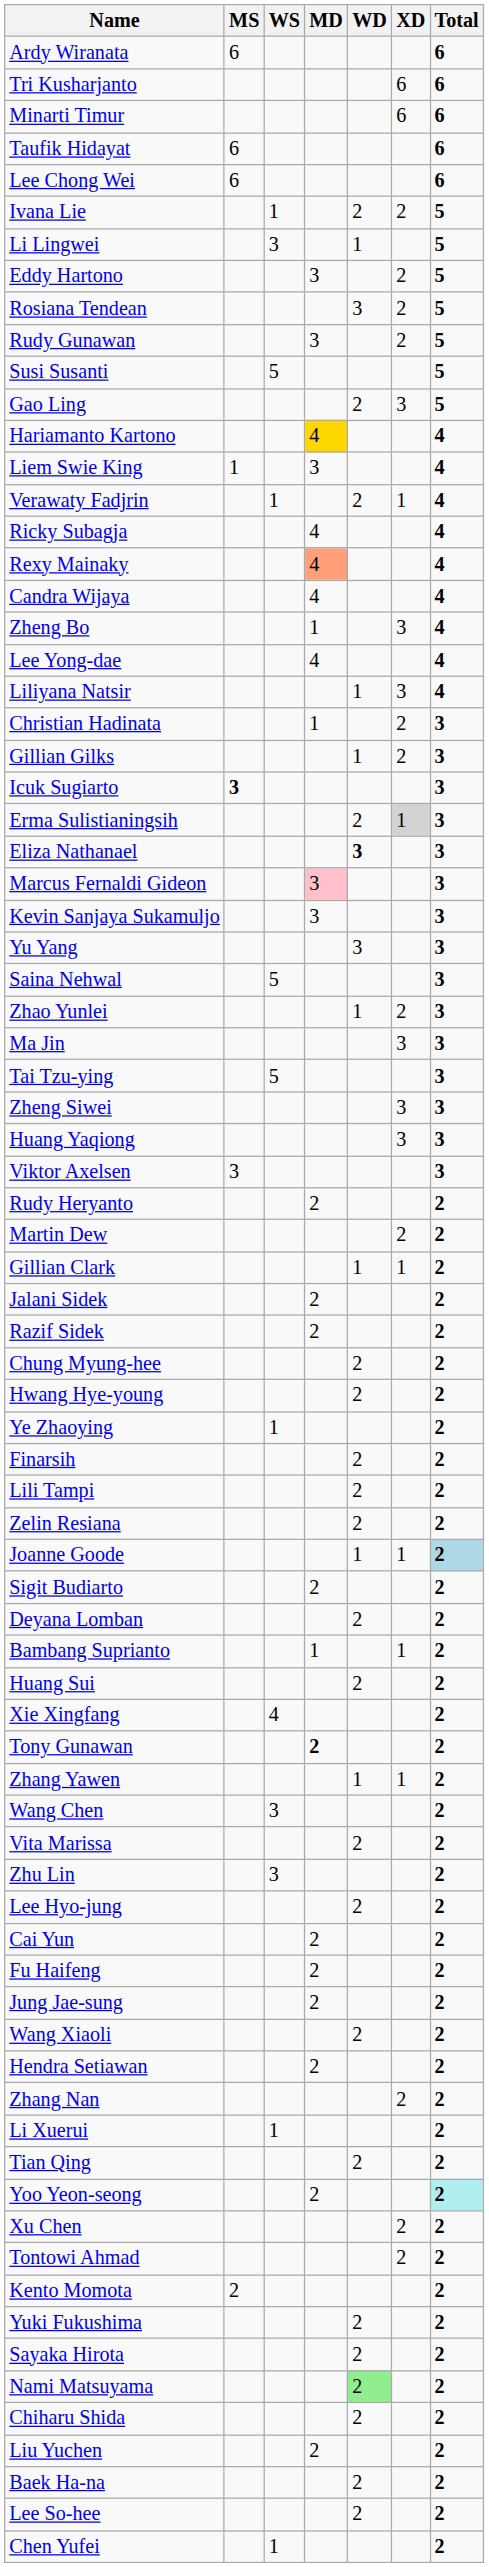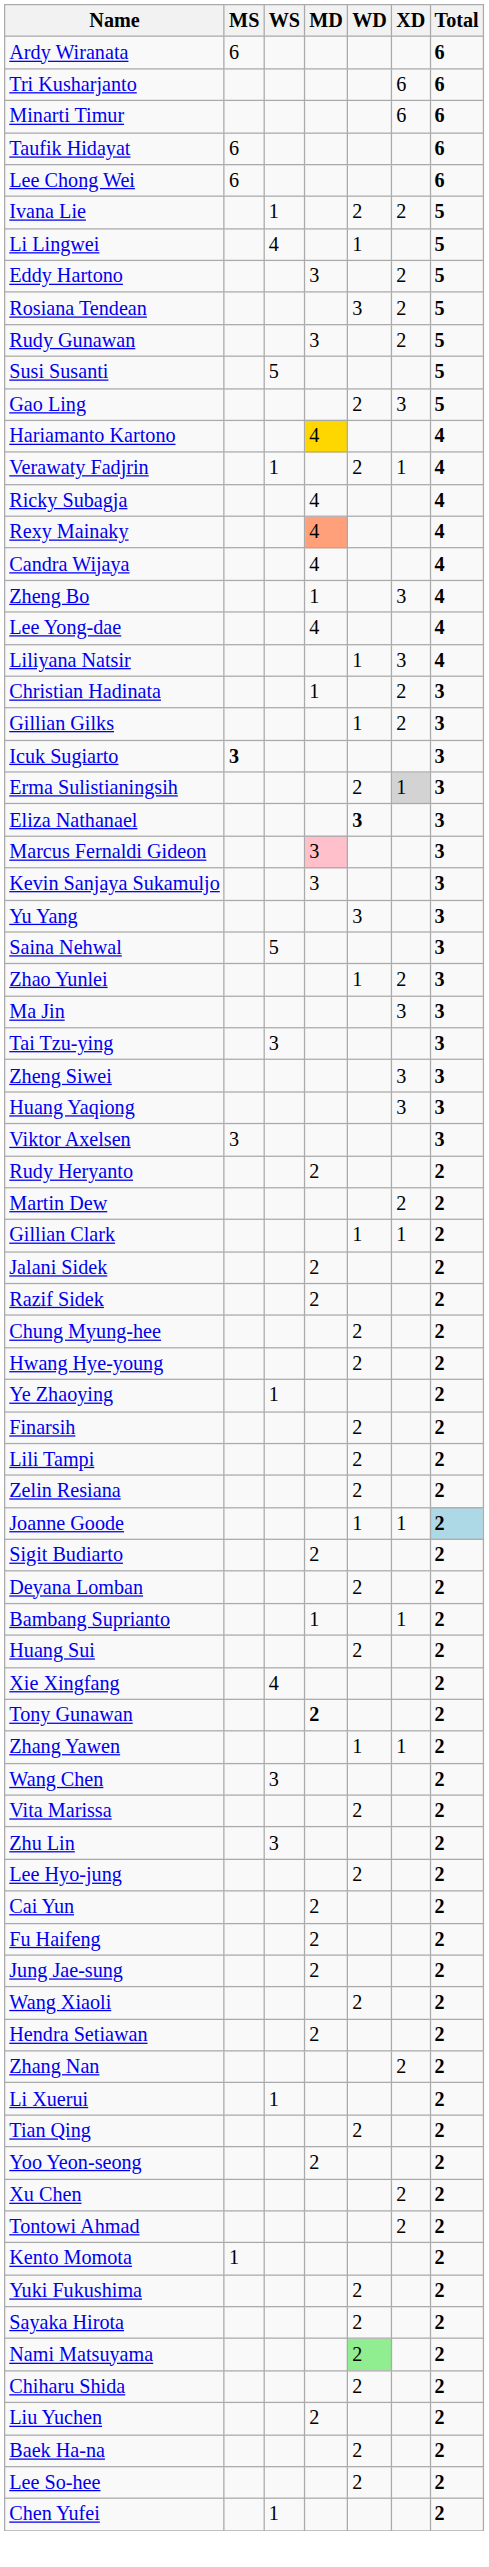(274, 244) 3 -> (274, 244) 4
- row: (76, 468)
(274, 1075) 5 -> (274, 1043) 3
(440, 2194) paleturquoise background -> (440, 2162) no background
(234, 2290) 2 -> (234, 2258) 1
